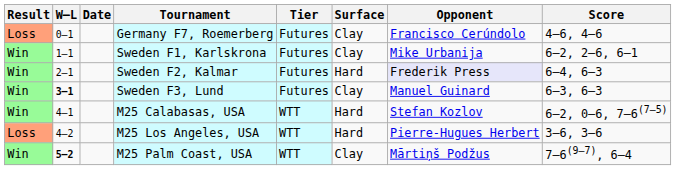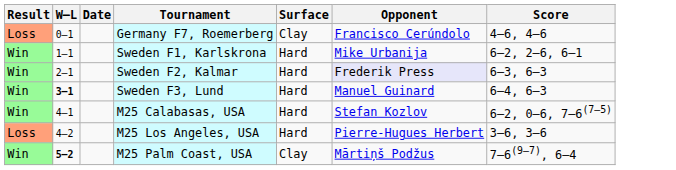- column: (304, 14)
(349, 53) Clay -> (293, 53) Hard
(574, 72) 6–4, 6–3 -> (518, 72) 6–3, 6–3
(349, 91) Clay -> (293, 91) Hard
(574, 91) 6–3, 6–3 -> (518, 91) 6–4, 6–3
